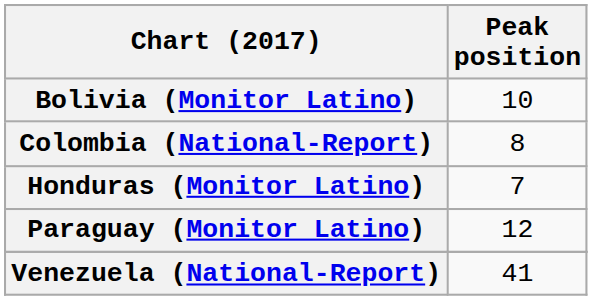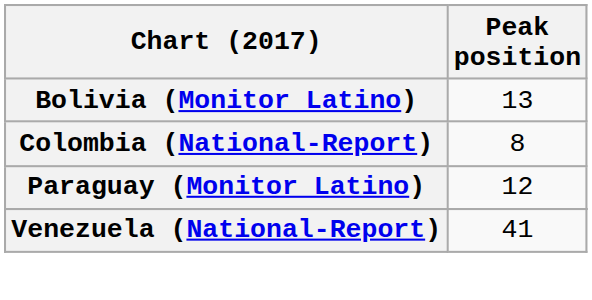(517, 100) 10 -> (517, 100) 13
- row: (226, 187)
